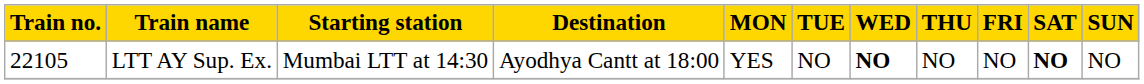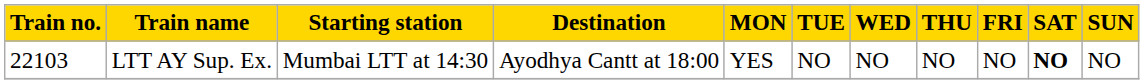(39, 59) 22105 -> (39, 59) 22103
(873, 59) bold -> (872, 59) normal
